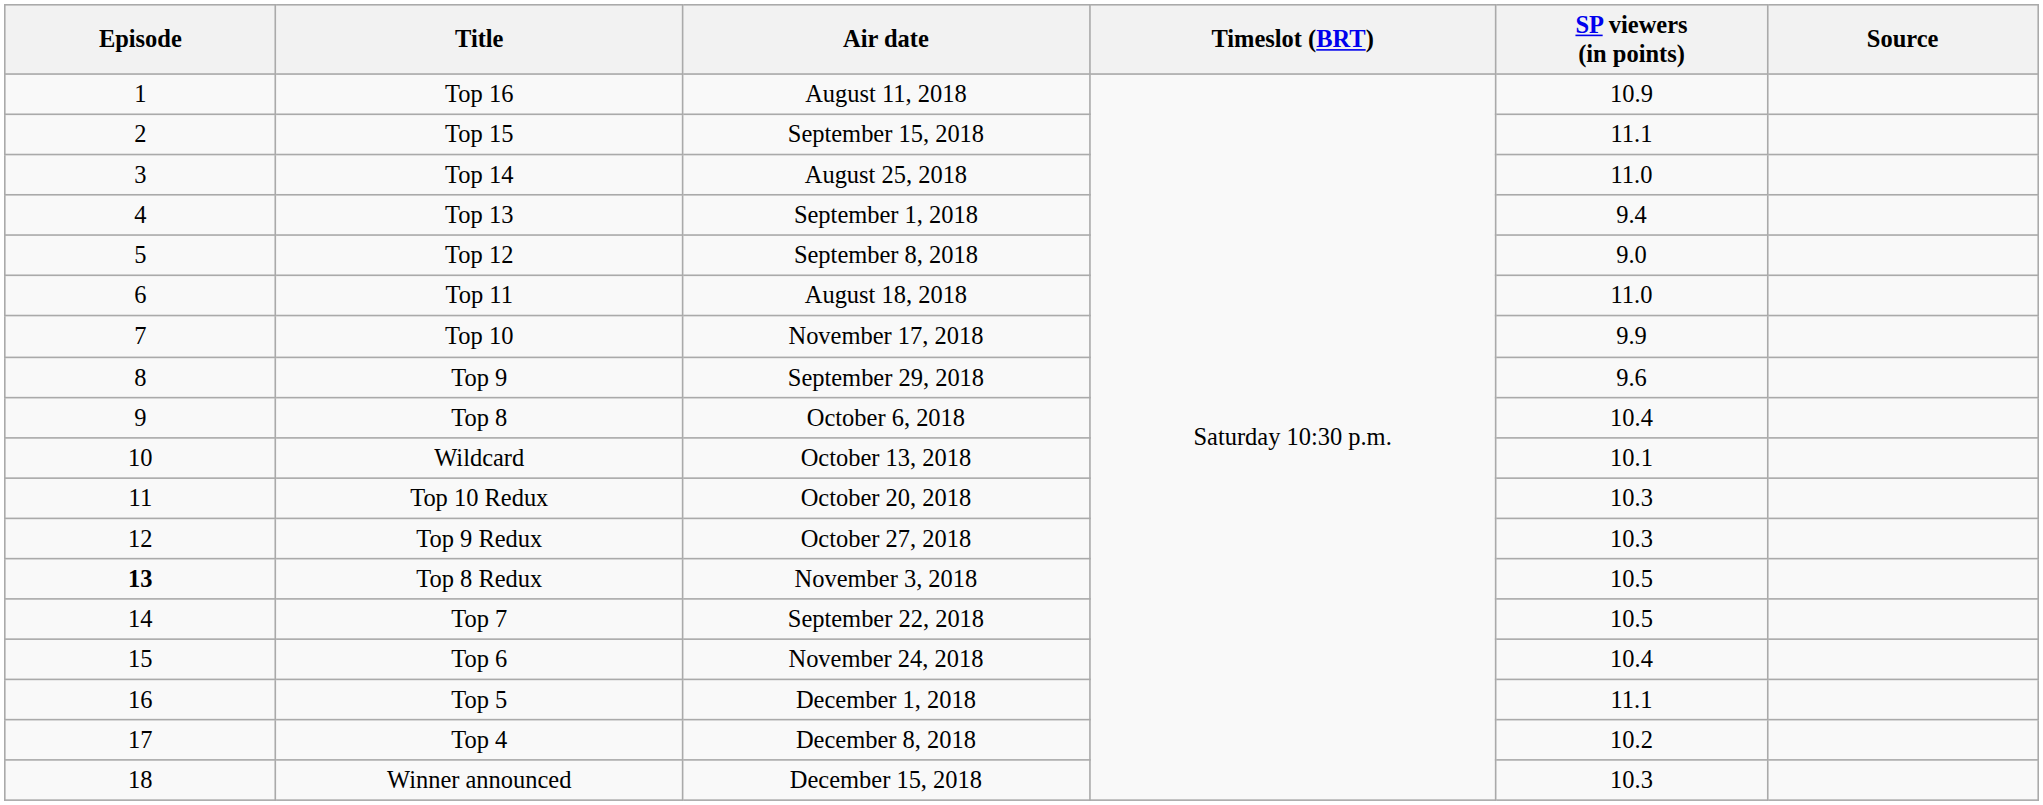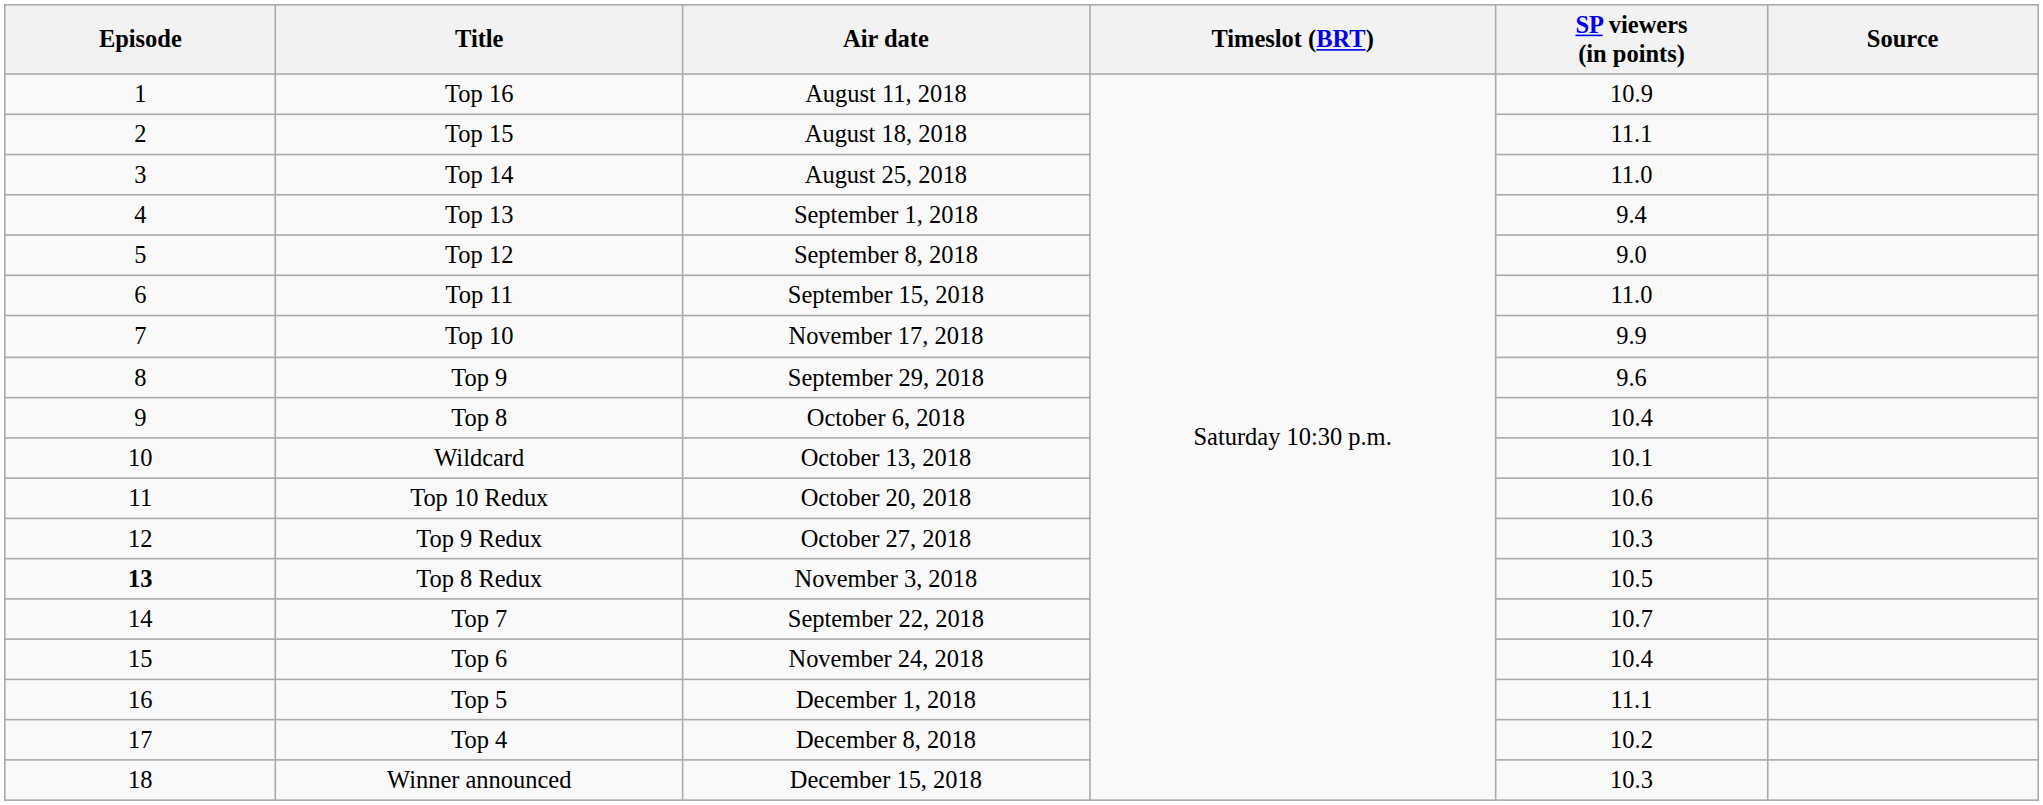(886, 134) September 15, 2018 -> (886, 134) August 18, 2018
(886, 295) August 18, 2018 -> (886, 295) September 15, 2018
(1631, 497) 10.3 -> (1631, 497) 10.6
(1631, 618) 10.5 -> (1631, 618) 10.7
